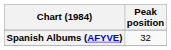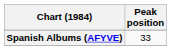(146, 38) 32 -> (146, 38) 33
